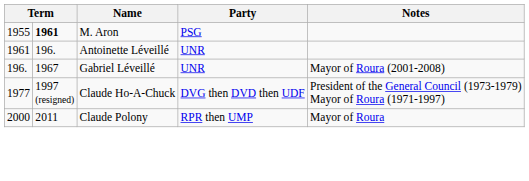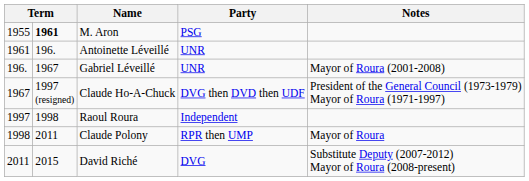(19, 93) 1977 -> (19, 93) 1967
+ row: (109, 117)
(19, 117) 2000 -> (19, 136) 1998
+ row: (109, 160)
